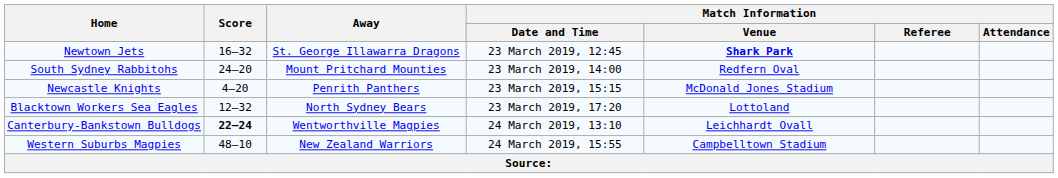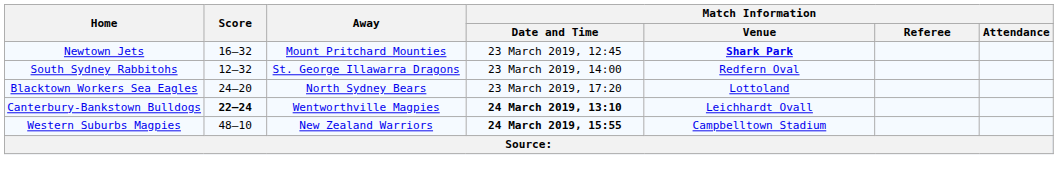(366, 51) St. George Illawarra Dragons -> (366, 51) Mount Pritchard Mounties
(235, 70) 24–20 -> (235, 70) 12–32
(366, 70) Mount Pritchard Mounties -> (366, 70) St. George Illawarra Dragons
- row: (104, 88)
(235, 107) 12–32 -> (235, 88) 24–20
(555, 126) normal -> (555, 107) bold
(555, 144) normal -> (555, 126) bold
